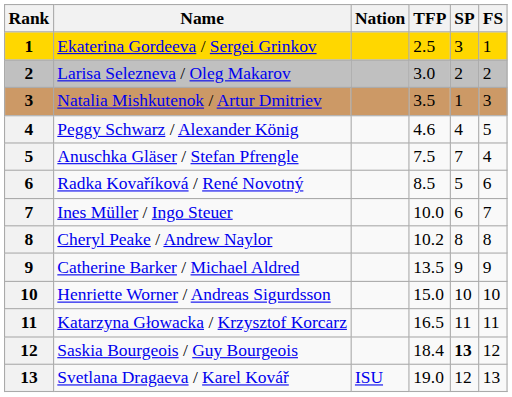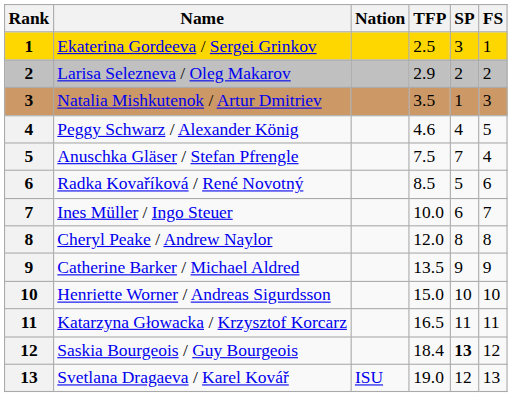(424, 73) 3.0 -> (424, 73) 2.9
(429, 239) 10.2 -> (429, 239) 12.0
